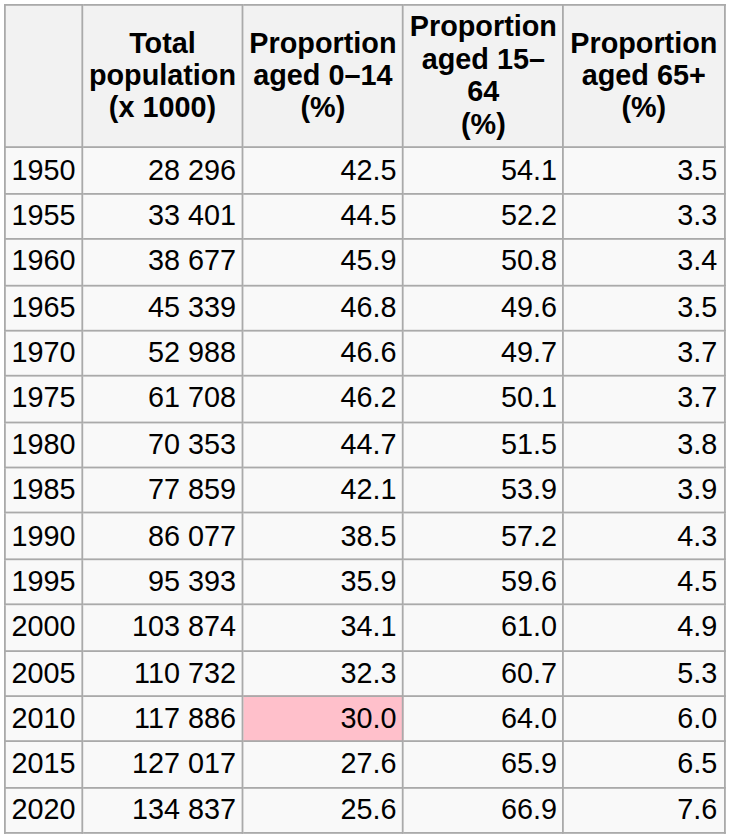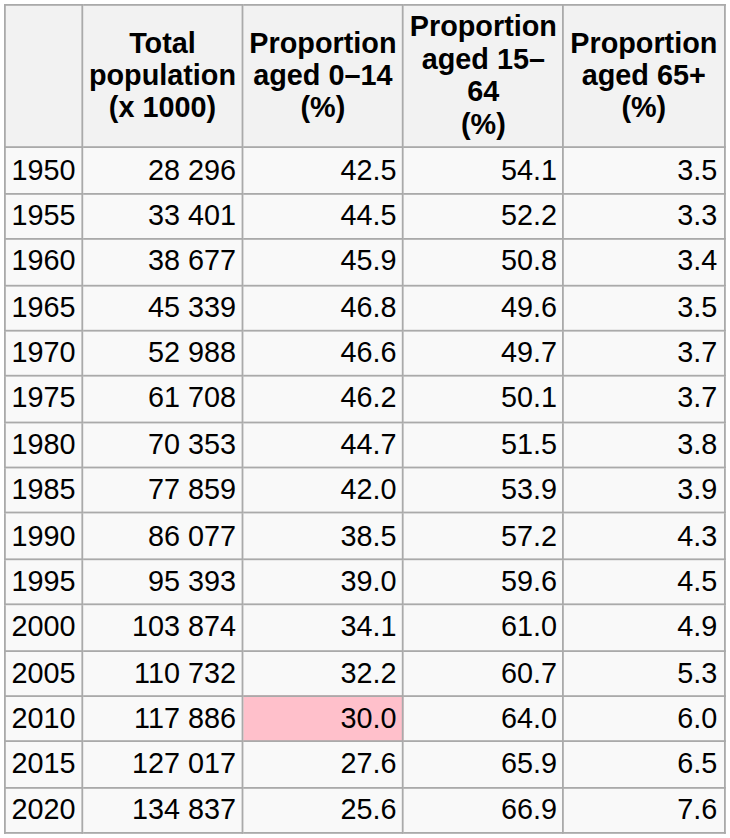(368, 489) 42.1 -> (368, 489) 42.0
(368, 581) 35.9 -> (368, 581) 39.0
(368, 672) 32.3 -> (368, 672) 32.2
